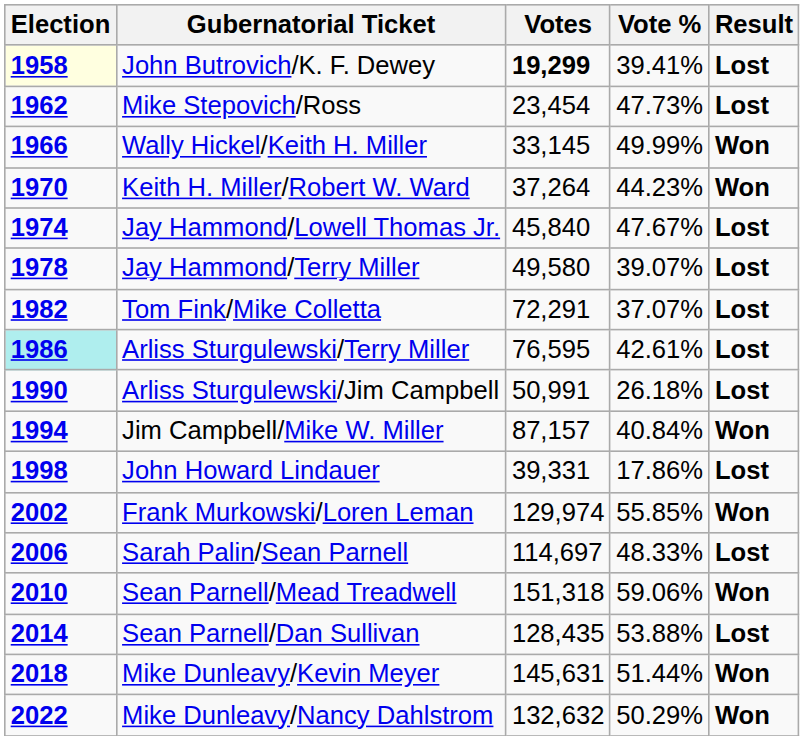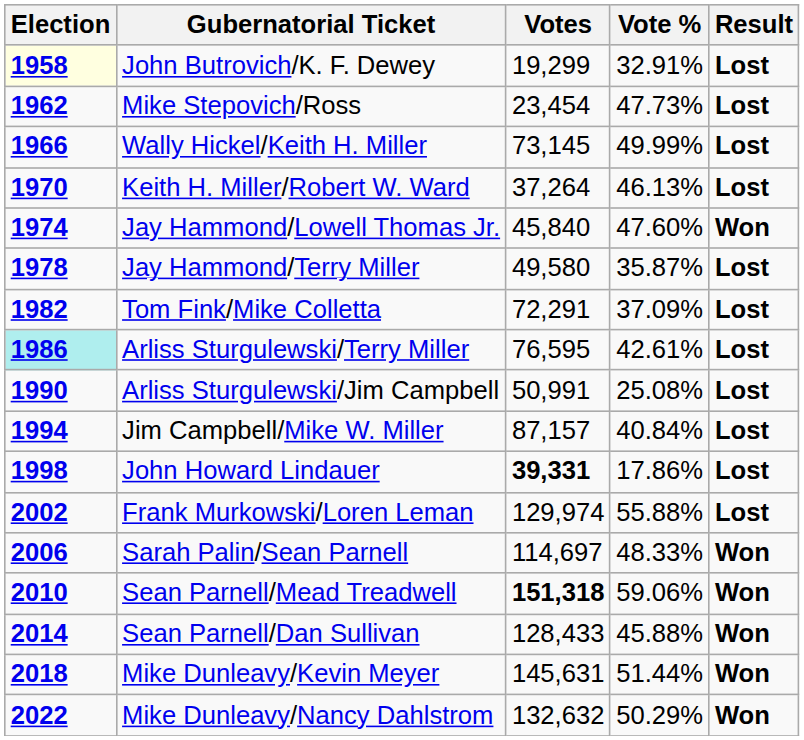(551, 65) bold -> (551, 65) normal
(660, 65) 39.41% -> (660, 65) 32.91%
(551, 146) 33,145 -> (551, 146) 73,145
(742, 146) Won -> (742, 146) Lost
(660, 187) 44.23% -> (660, 187) 46.13%
(742, 187) Won -> (742, 187) Lost
(660, 227) 47.67% -> (660, 227) 47.60%
(742, 227) Lost -> (742, 227) Won
(660, 268) 39.07% -> (660, 268) 35.87%
(660, 308) 37.07% -> (660, 308) 37.09%
(660, 390) 26.18% -> (660, 390) 25.08%
(742, 430) Won -> (742, 430) Lost
(551, 471) normal -> (551, 471) bold
(660, 512) 55.85% -> (660, 512) 55.88%
(742, 512) Won -> (742, 512) Lost
(742, 552) Lost -> (742, 552) Won
(558, 593) normal -> (558, 593) bold
(558, 633) 128,435 -> (558, 633) 128,433
(660, 633) 53.88% -> (660, 633) 45.88%
(742, 633) Lost -> (742, 633) Won
